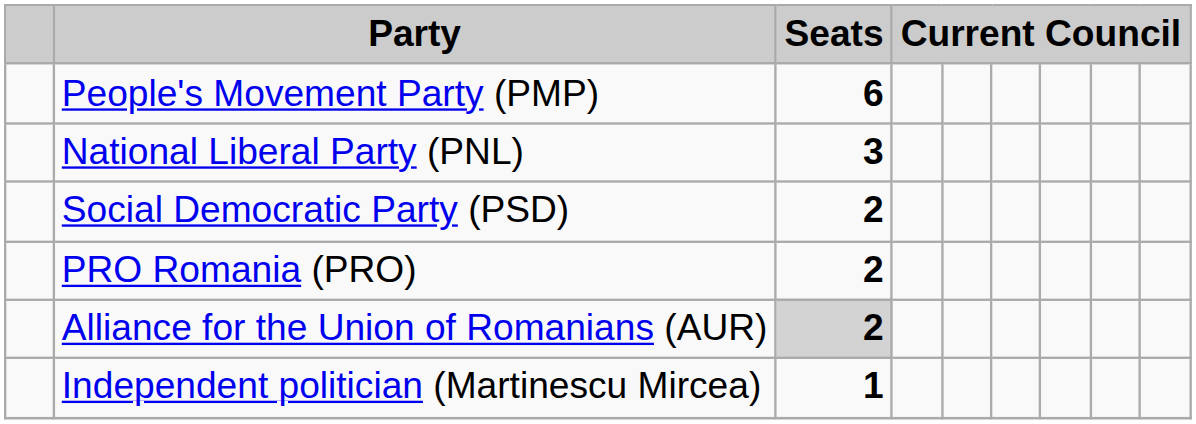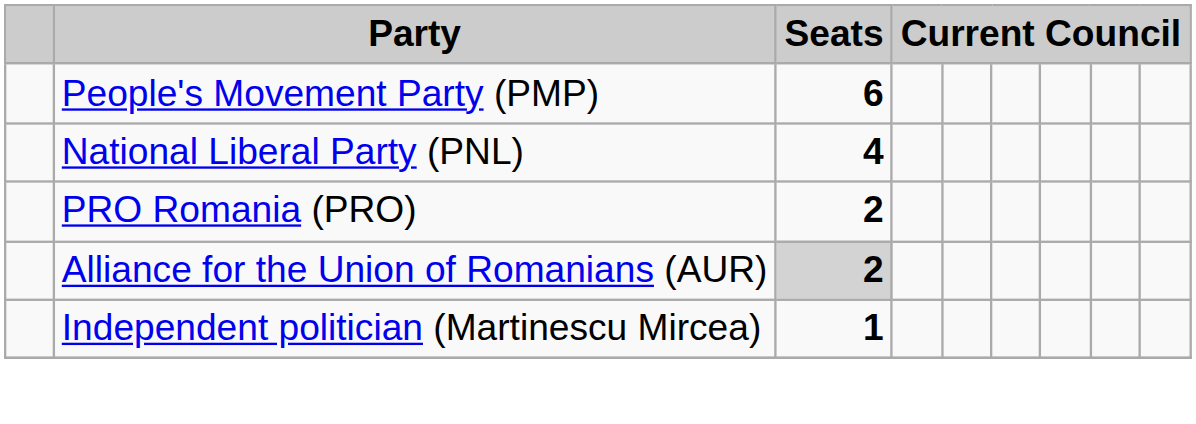(873, 151) 3 -> (873, 151) 4
- row: (315, 210)
